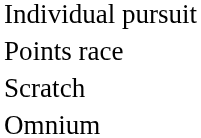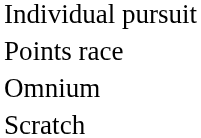rows swapped: (45, 88) <-> (52, 125)
